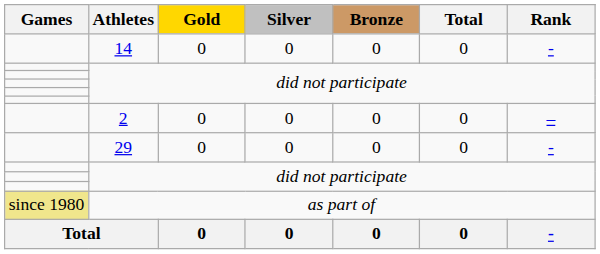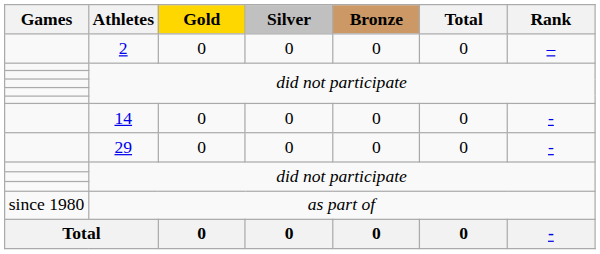rows swapped: (123, 118) <-> (123, 48)
(47, 205) khaki background -> (47, 205) no background
